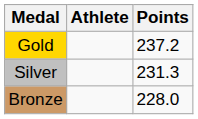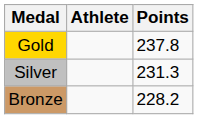(158, 45) 237.2 -> (158, 45) 237.8
(158, 99) 228.0 -> (158, 99) 228.2
